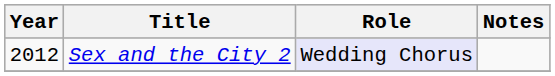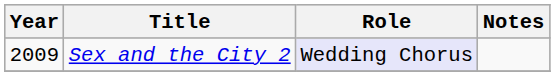(34, 55) 2012 -> (34, 55) 2009
